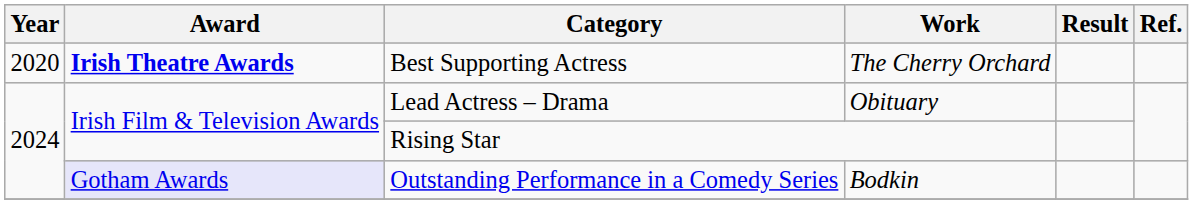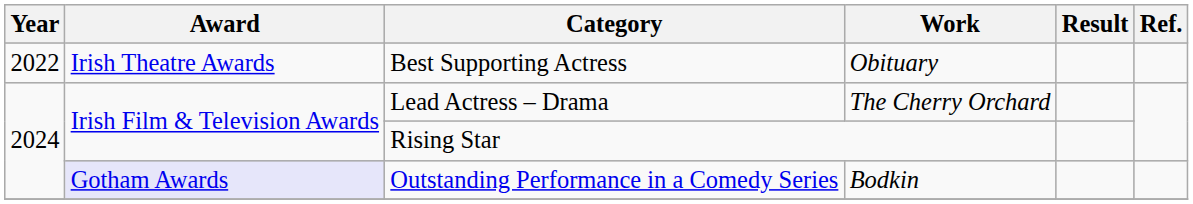(35, 62) 2020 -> (35, 62) 2022
(182, 62) bold -> (173, 62) normal
(950, 62) The Cherry Orchard -> (894, 62) Obituary
(894, 101) Obituary -> (950, 101) The Cherry Orchard
